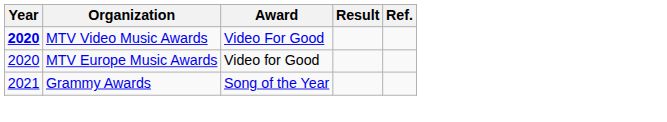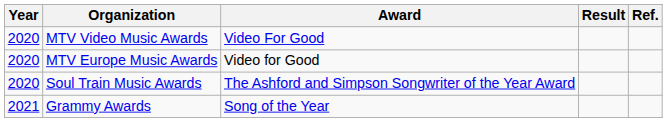(24, 38) bold -> (24, 38) normal
+ row: (124, 83)
